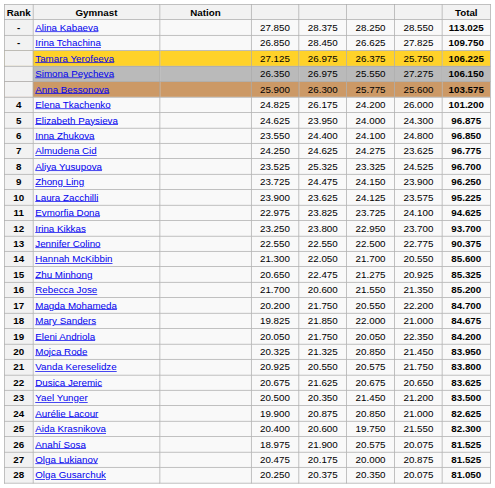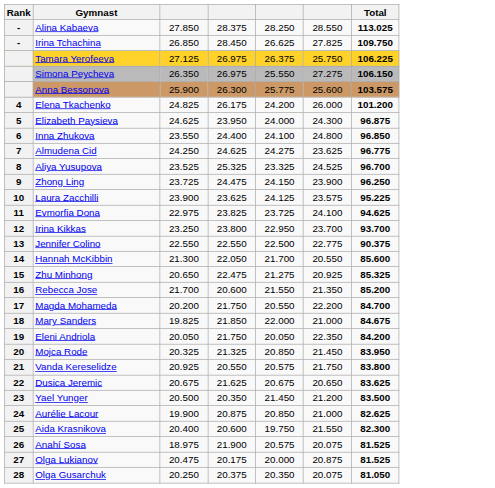- column: (205, 12)
